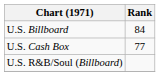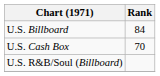(140, 46) 77 -> (140, 46) 70
